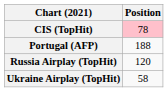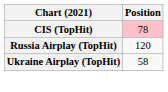- row: (63, 45)
